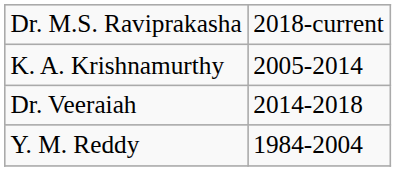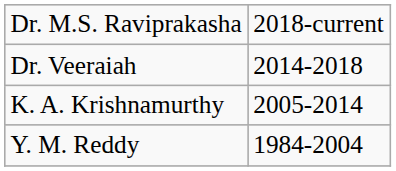rows swapped: (74, 104) <-> (117, 64)
